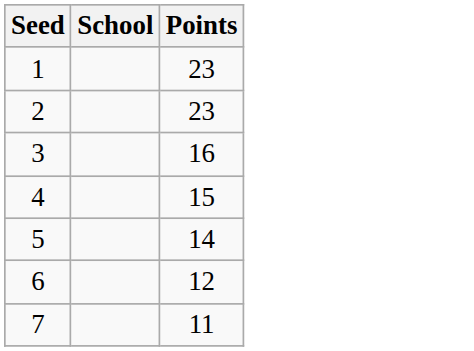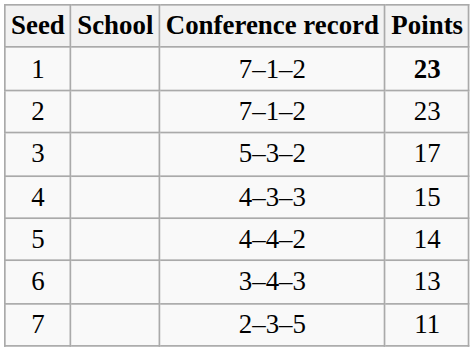+ column: (272, 25)
(202, 68) normal -> (427, 68) bold
(202, 153) 16 -> (427, 153) 17
(202, 281) 12 -> (427, 281) 13
